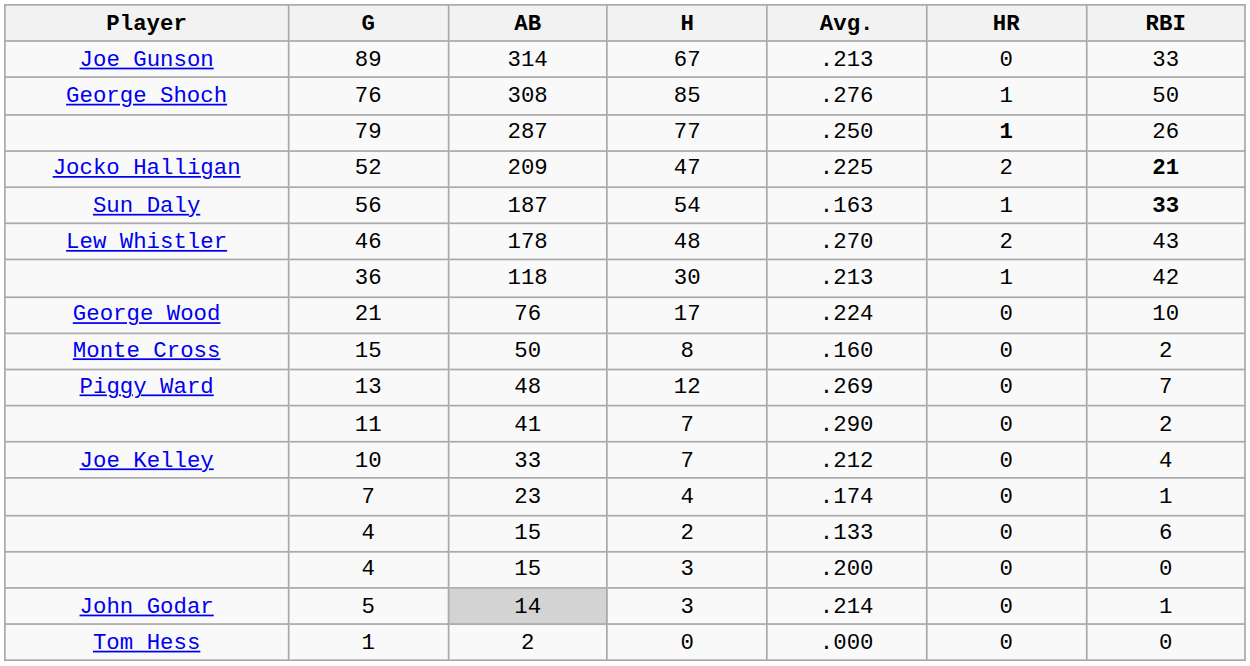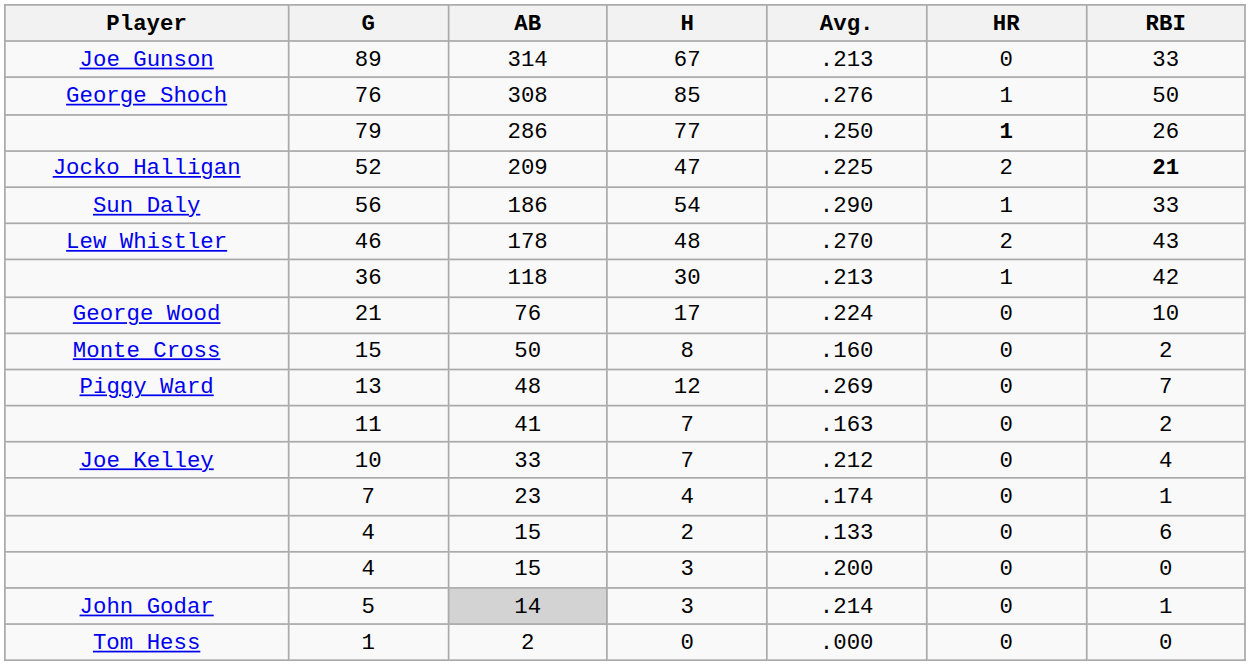(528, 132) 287 -> (528, 132) 286
(528, 205) 187 -> (528, 205) 186
(847, 205) .163 -> (847, 205) .290
(1166, 205) bold -> (1166, 205) normal
(847, 424) .290 -> (847, 424) .163
